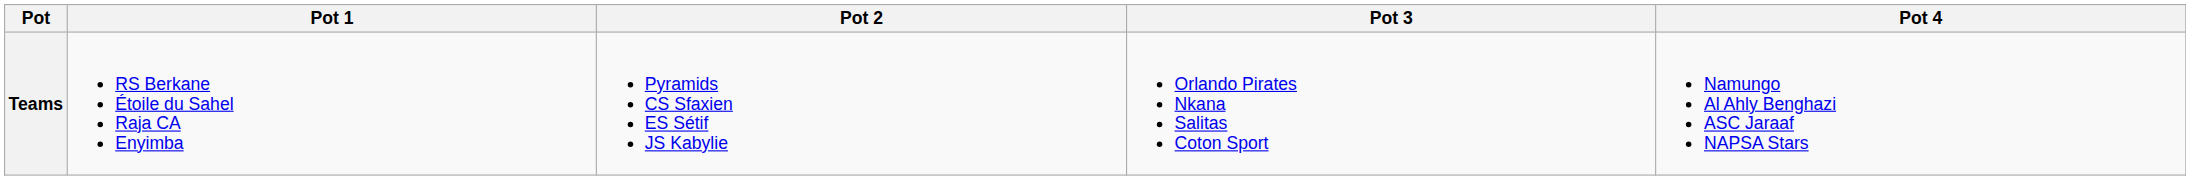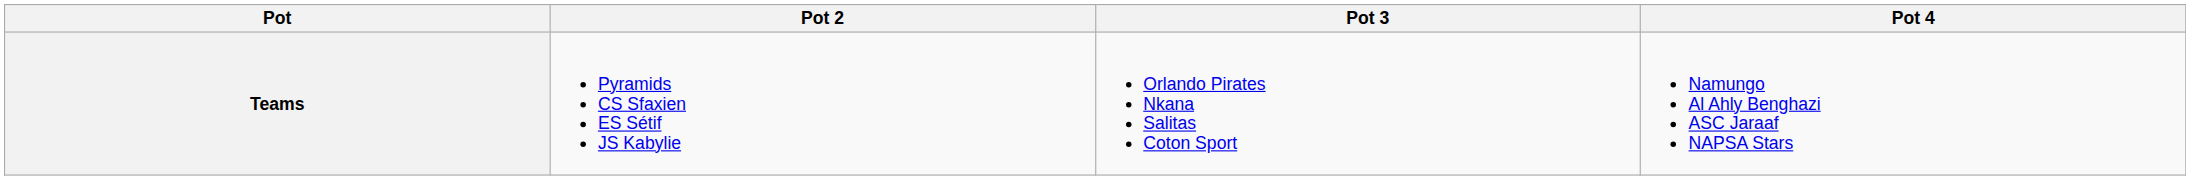- column: (332, 18)
